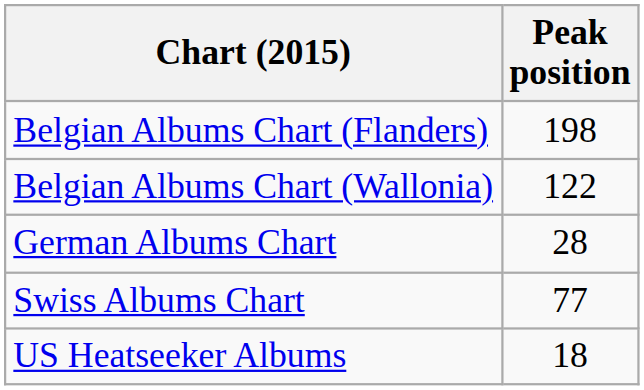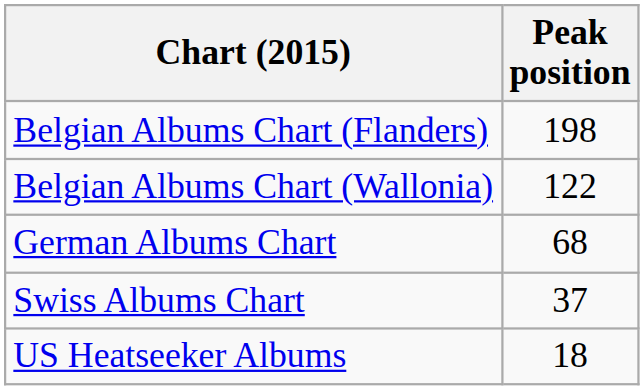(570, 242) 28 -> (570, 242) 68
(570, 299) 77 -> (570, 299) 37
